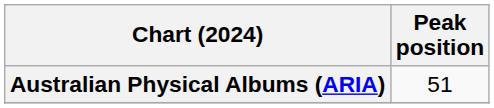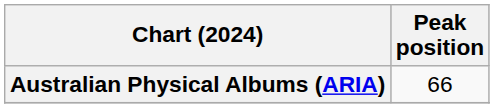(440, 84) 51 -> (440, 84) 66
